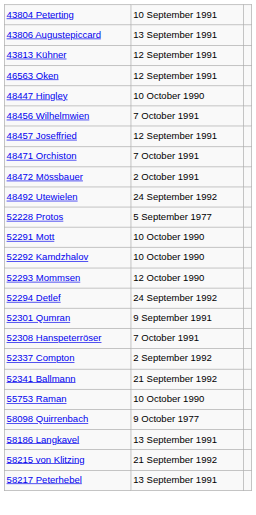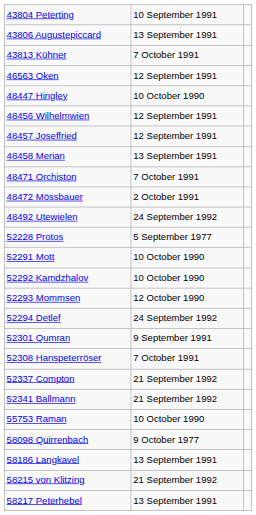(175, 55) 12 September 1991 -> (166, 55) 7 October 1991
(166, 116) 7 October 1991 -> (175, 116) 12 September 1991
+ row: (36, 156)
(173, 358) 2 September 1992 -> (175, 379) 21 September 1992
